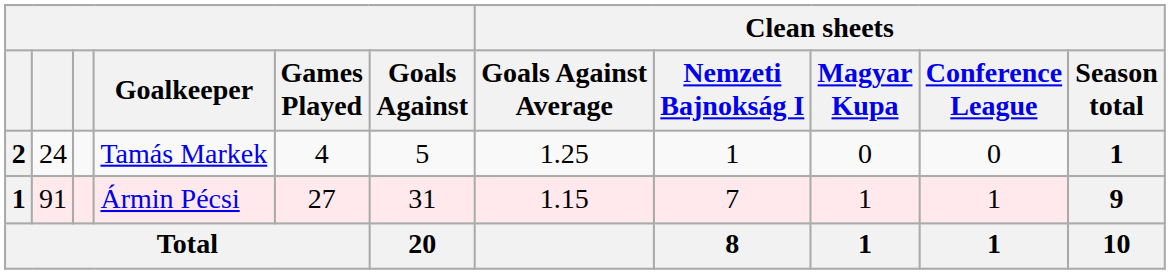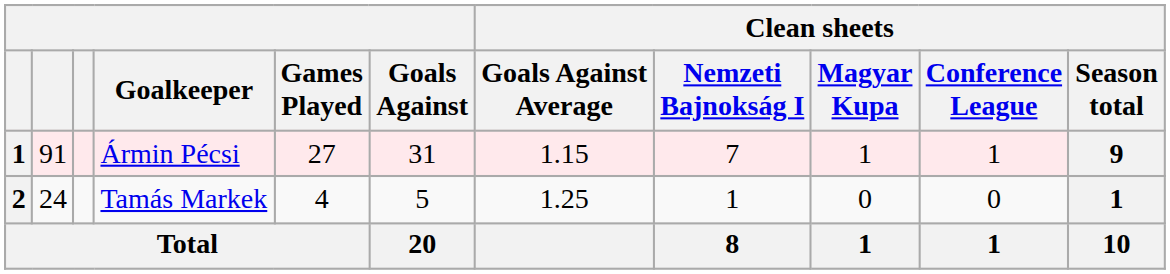rows swapped: (170, 198) <-> (184, 152)
